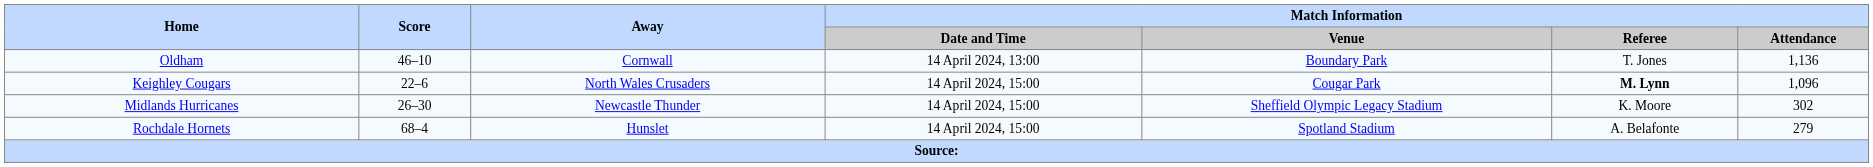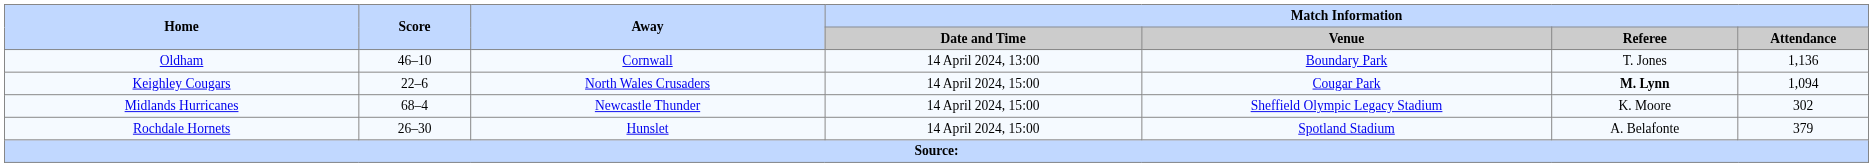(1803, 83) 1,096 -> (1803, 83) 1,094
(415, 106) 26–30 -> (415, 106) 68–4
(415, 128) 68–4 -> (415, 128) 26–30
(1803, 128) 279 -> (1803, 128) 379
